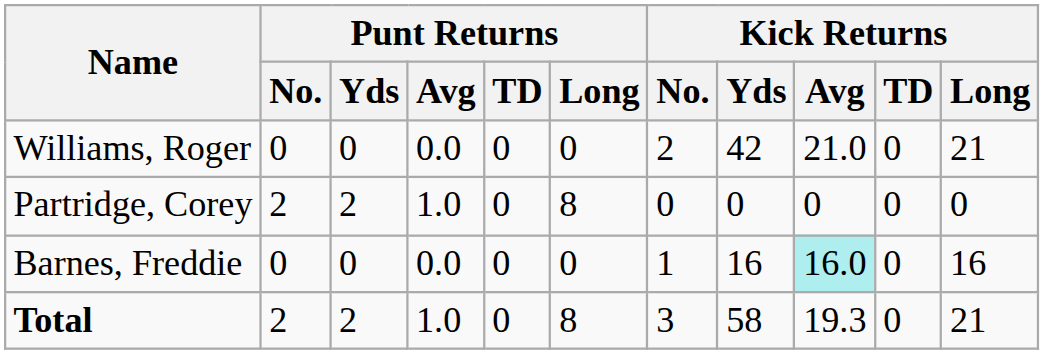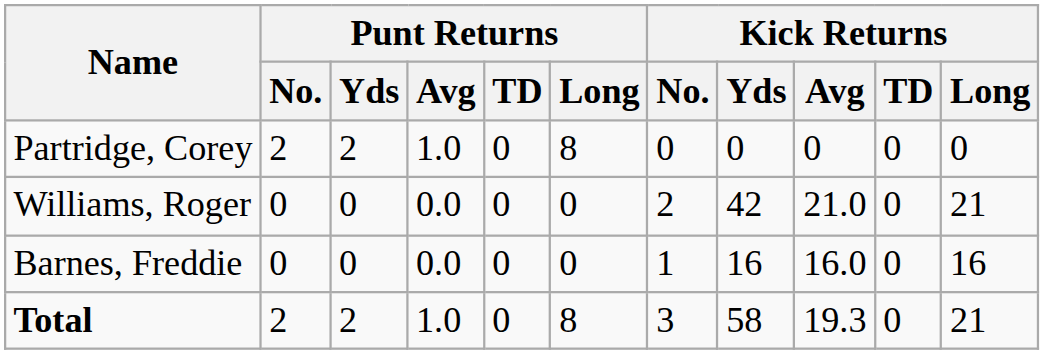rows swapped: (133, 205) <-> (132, 147)
(835, 262) paleturquoise background -> (835, 262) no background
